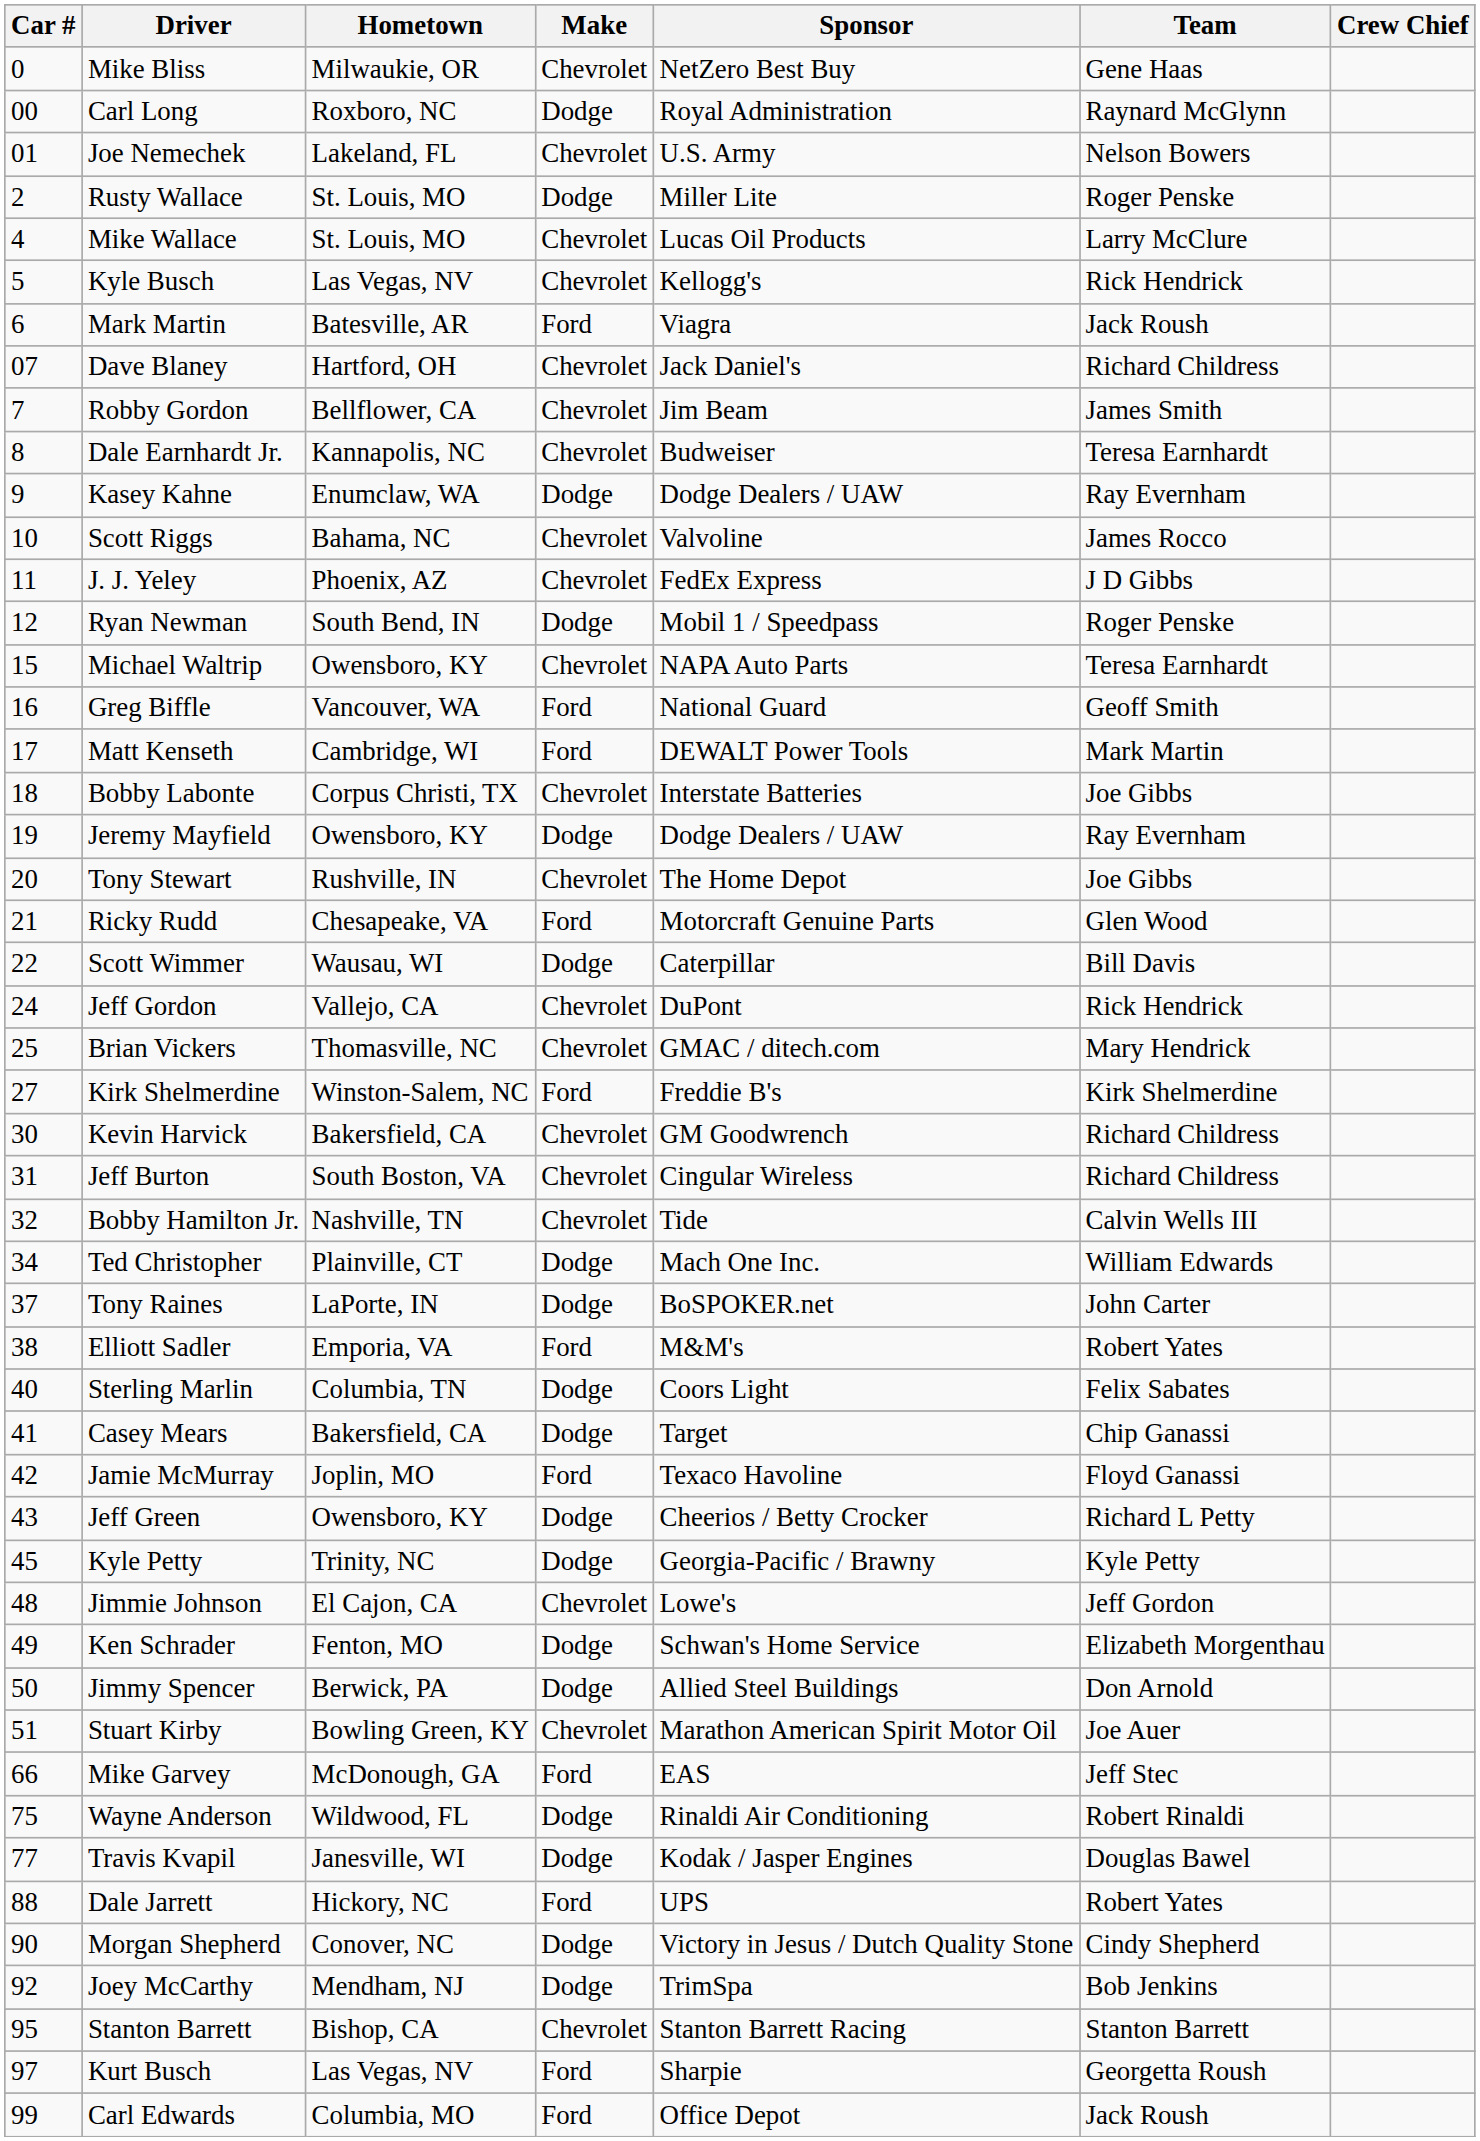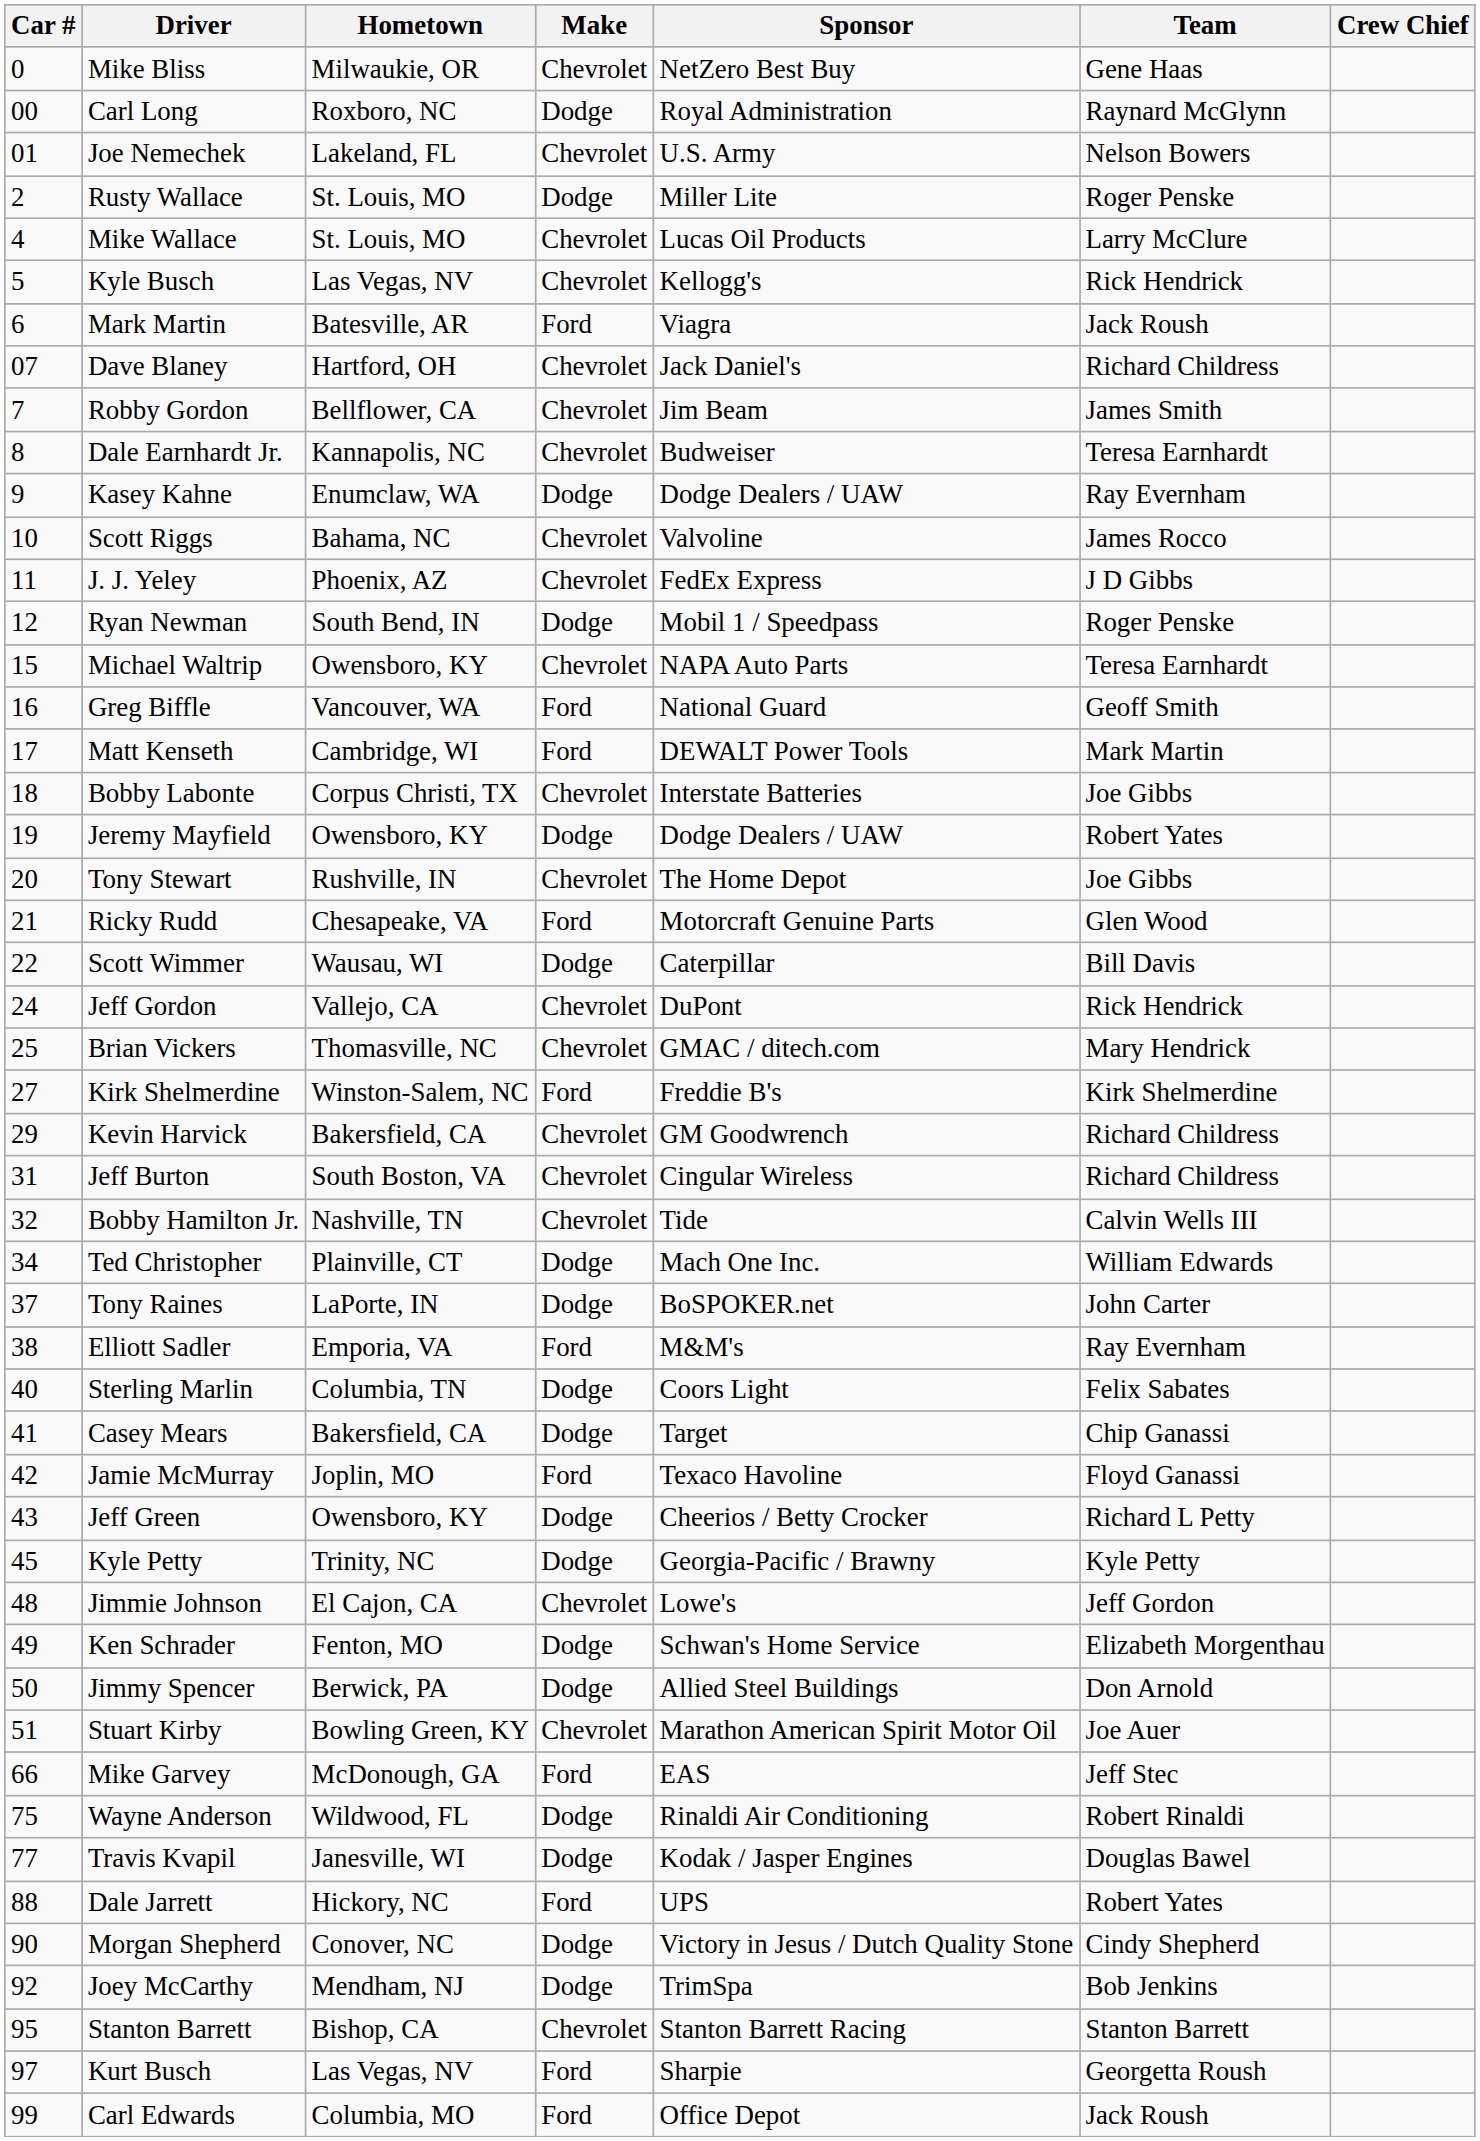(1166, 835) Ray Evernham -> (1154, 835) Robert Yates
(24, 1134) 30 -> (24, 1134) 29
(1154, 1347) Robert Yates -> (1166, 1347) Ray Evernham
